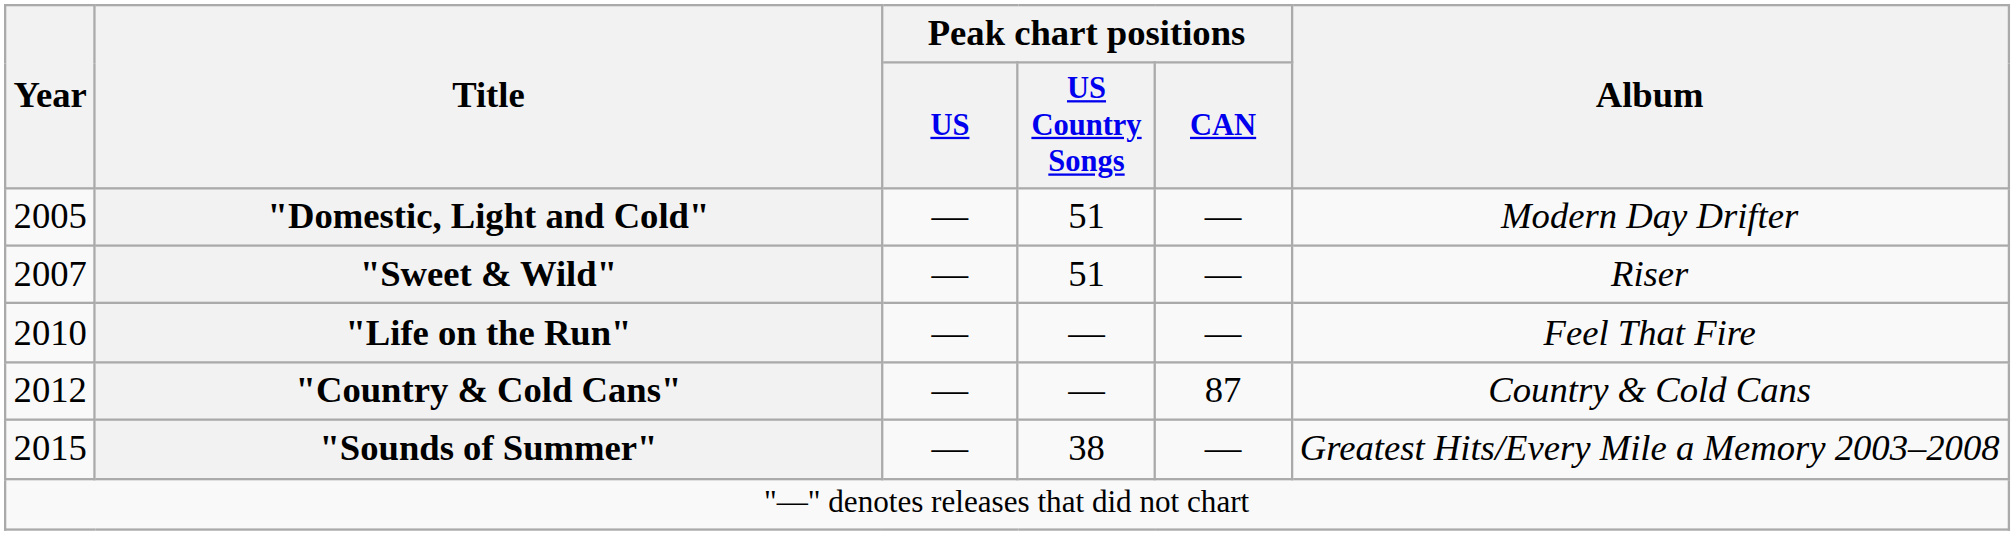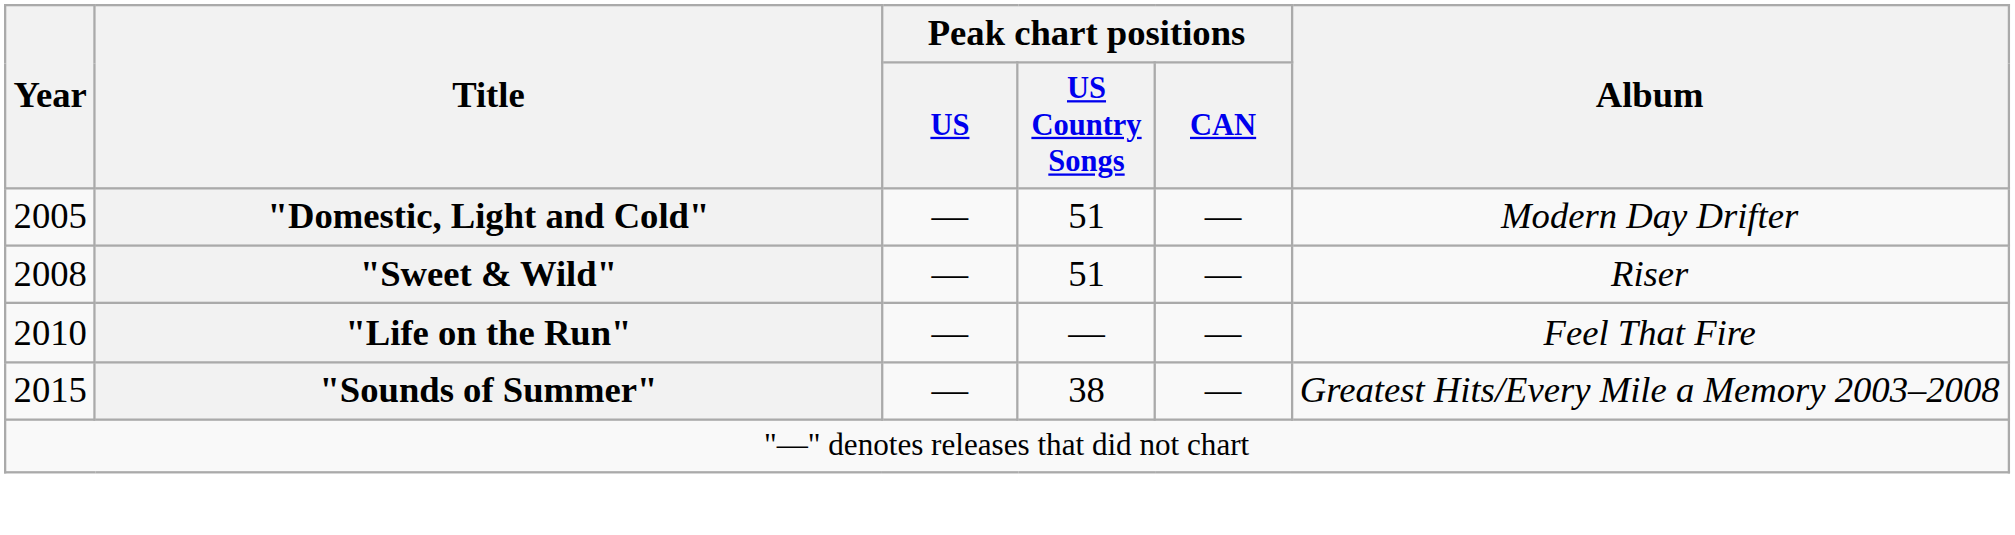(50, 274) 2007 -> (50, 274) 2008
- row: (488, 390)
